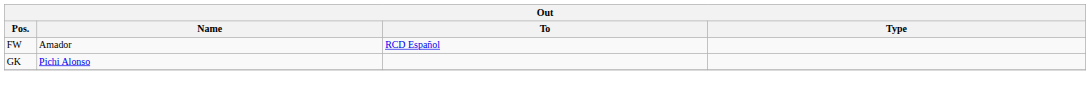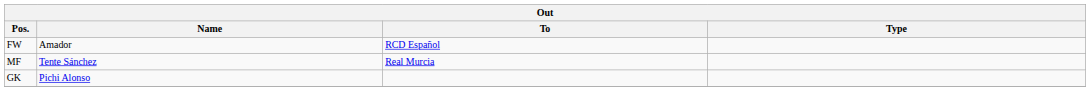+ row: (14, 62)
